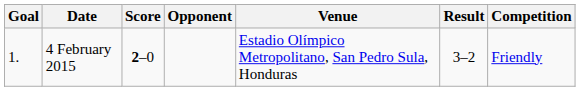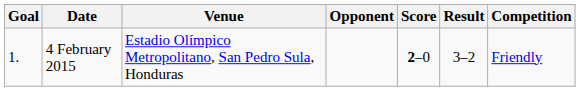columns swapped: (338, 16) <-> (143, 16)
